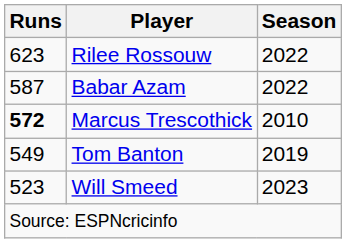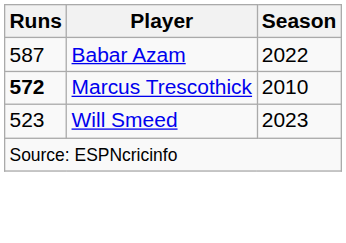- row: (141, 54)
- row: (127, 154)
